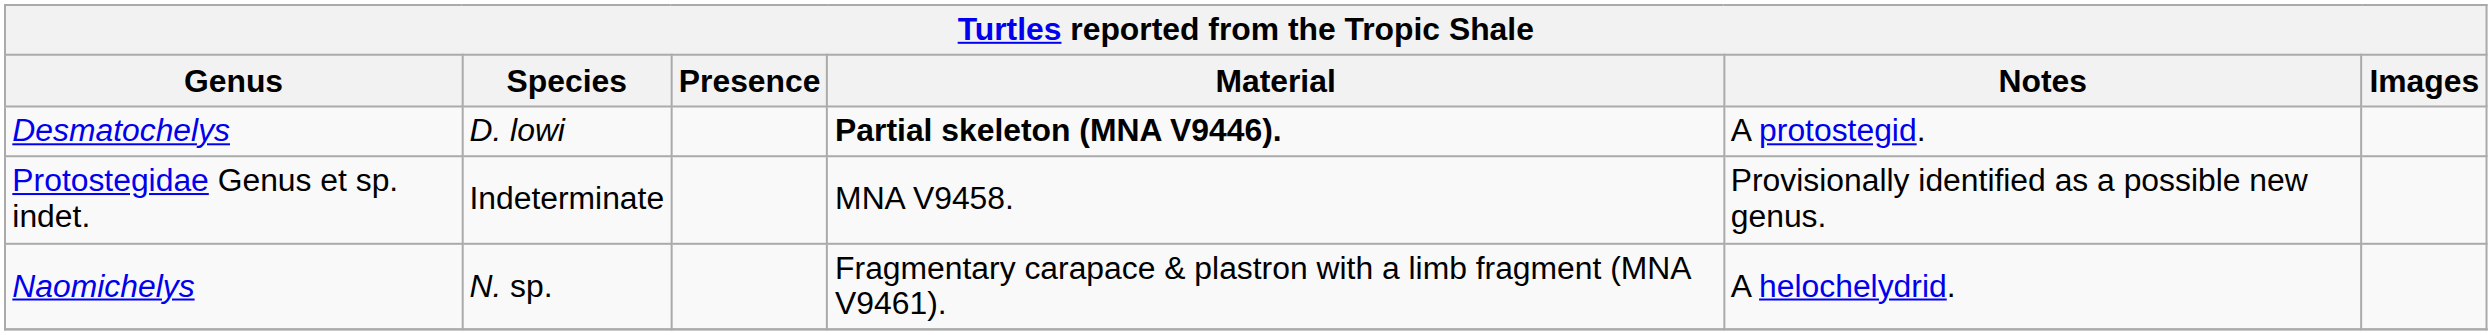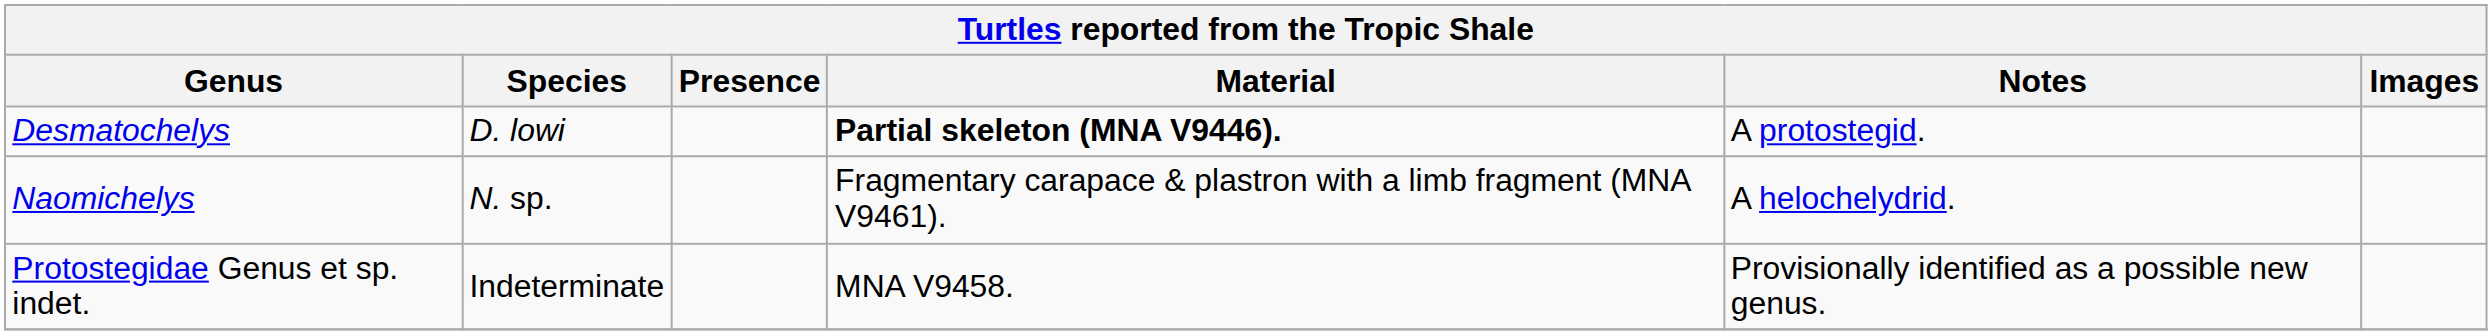rows swapped: (103, 285) <-> (205, 199)
